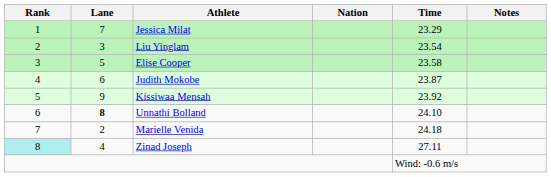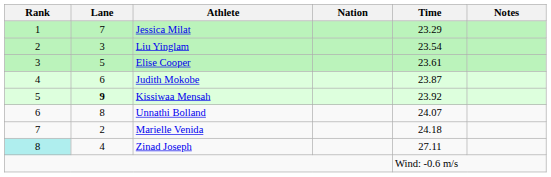(430, 63) 23.58 -> (430, 63) 23.61
(102, 96) normal -> (102, 96) bold
(102, 113) bold -> (102, 113) normal
(430, 113) 24.10 -> (430, 113) 24.07
